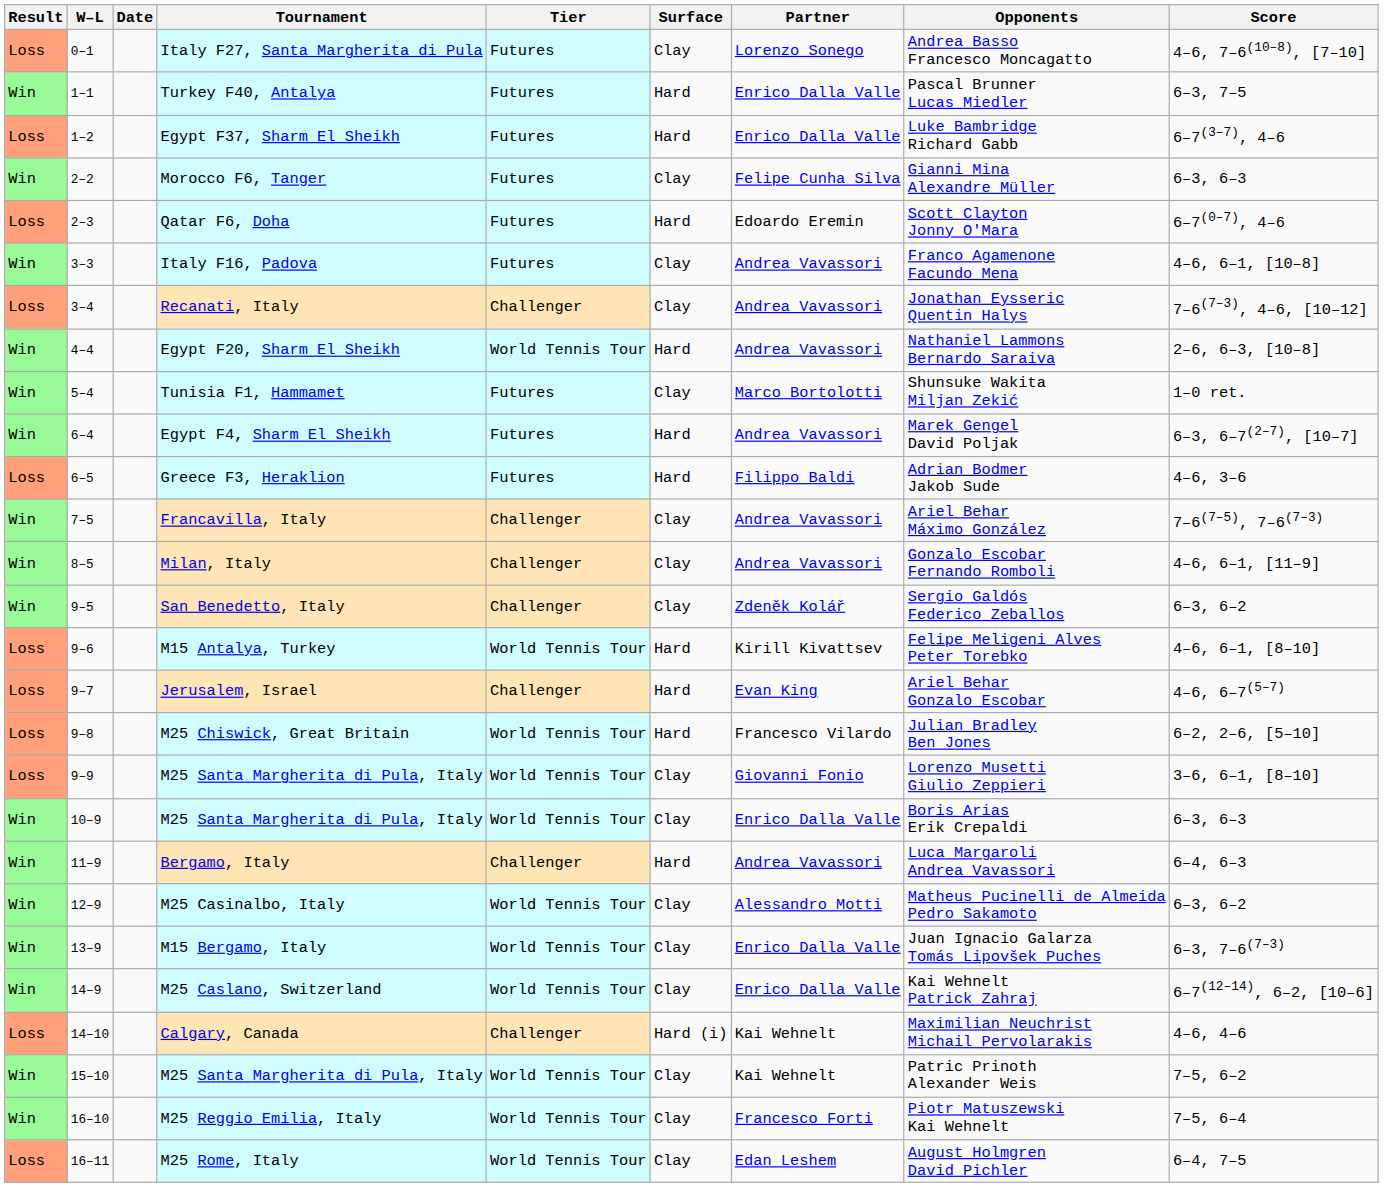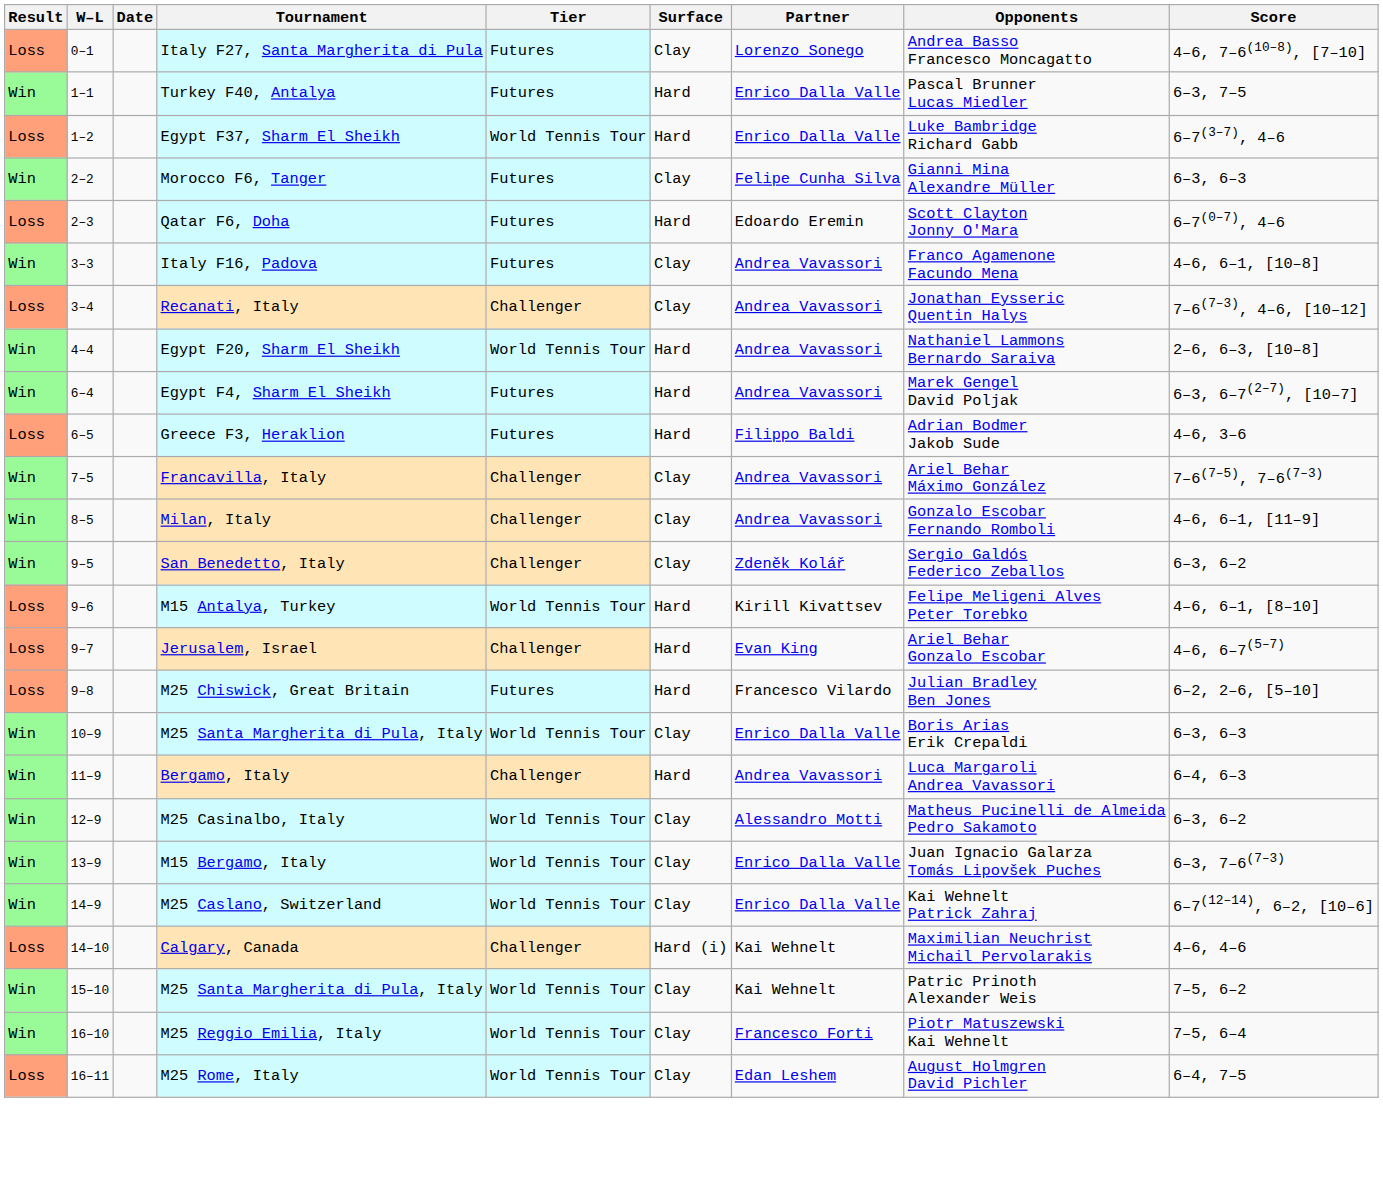(522, 136) Futures -> (568, 136) World Tennis Tour
- row: (82, 393)
(568, 734) World Tennis Tour -> (522, 691) Futures
- row: (82, 777)
